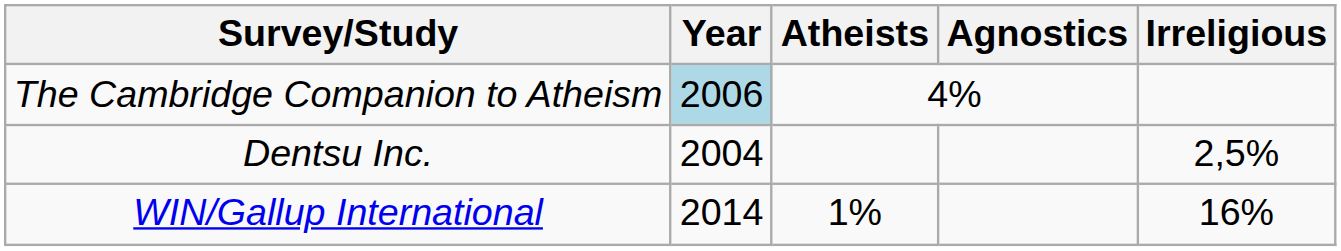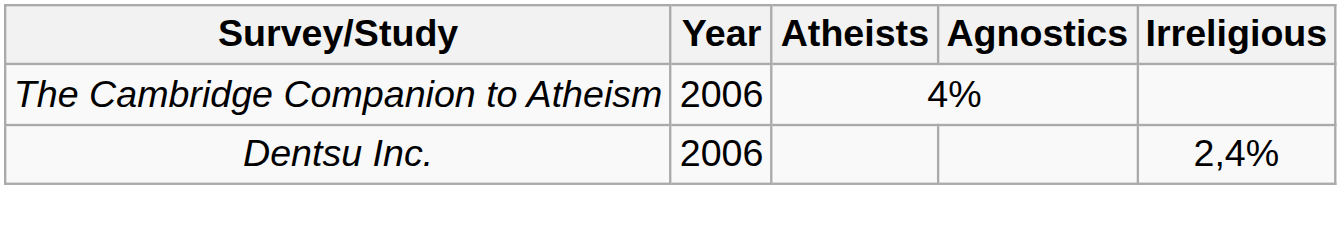(722, 93) lightblue background -> (722, 93) no background
(722, 153) 2004 -> (722, 153) 2006
(1236, 153) 2,5% -> (1236, 153) 2,4%
- row: (338, 213)
